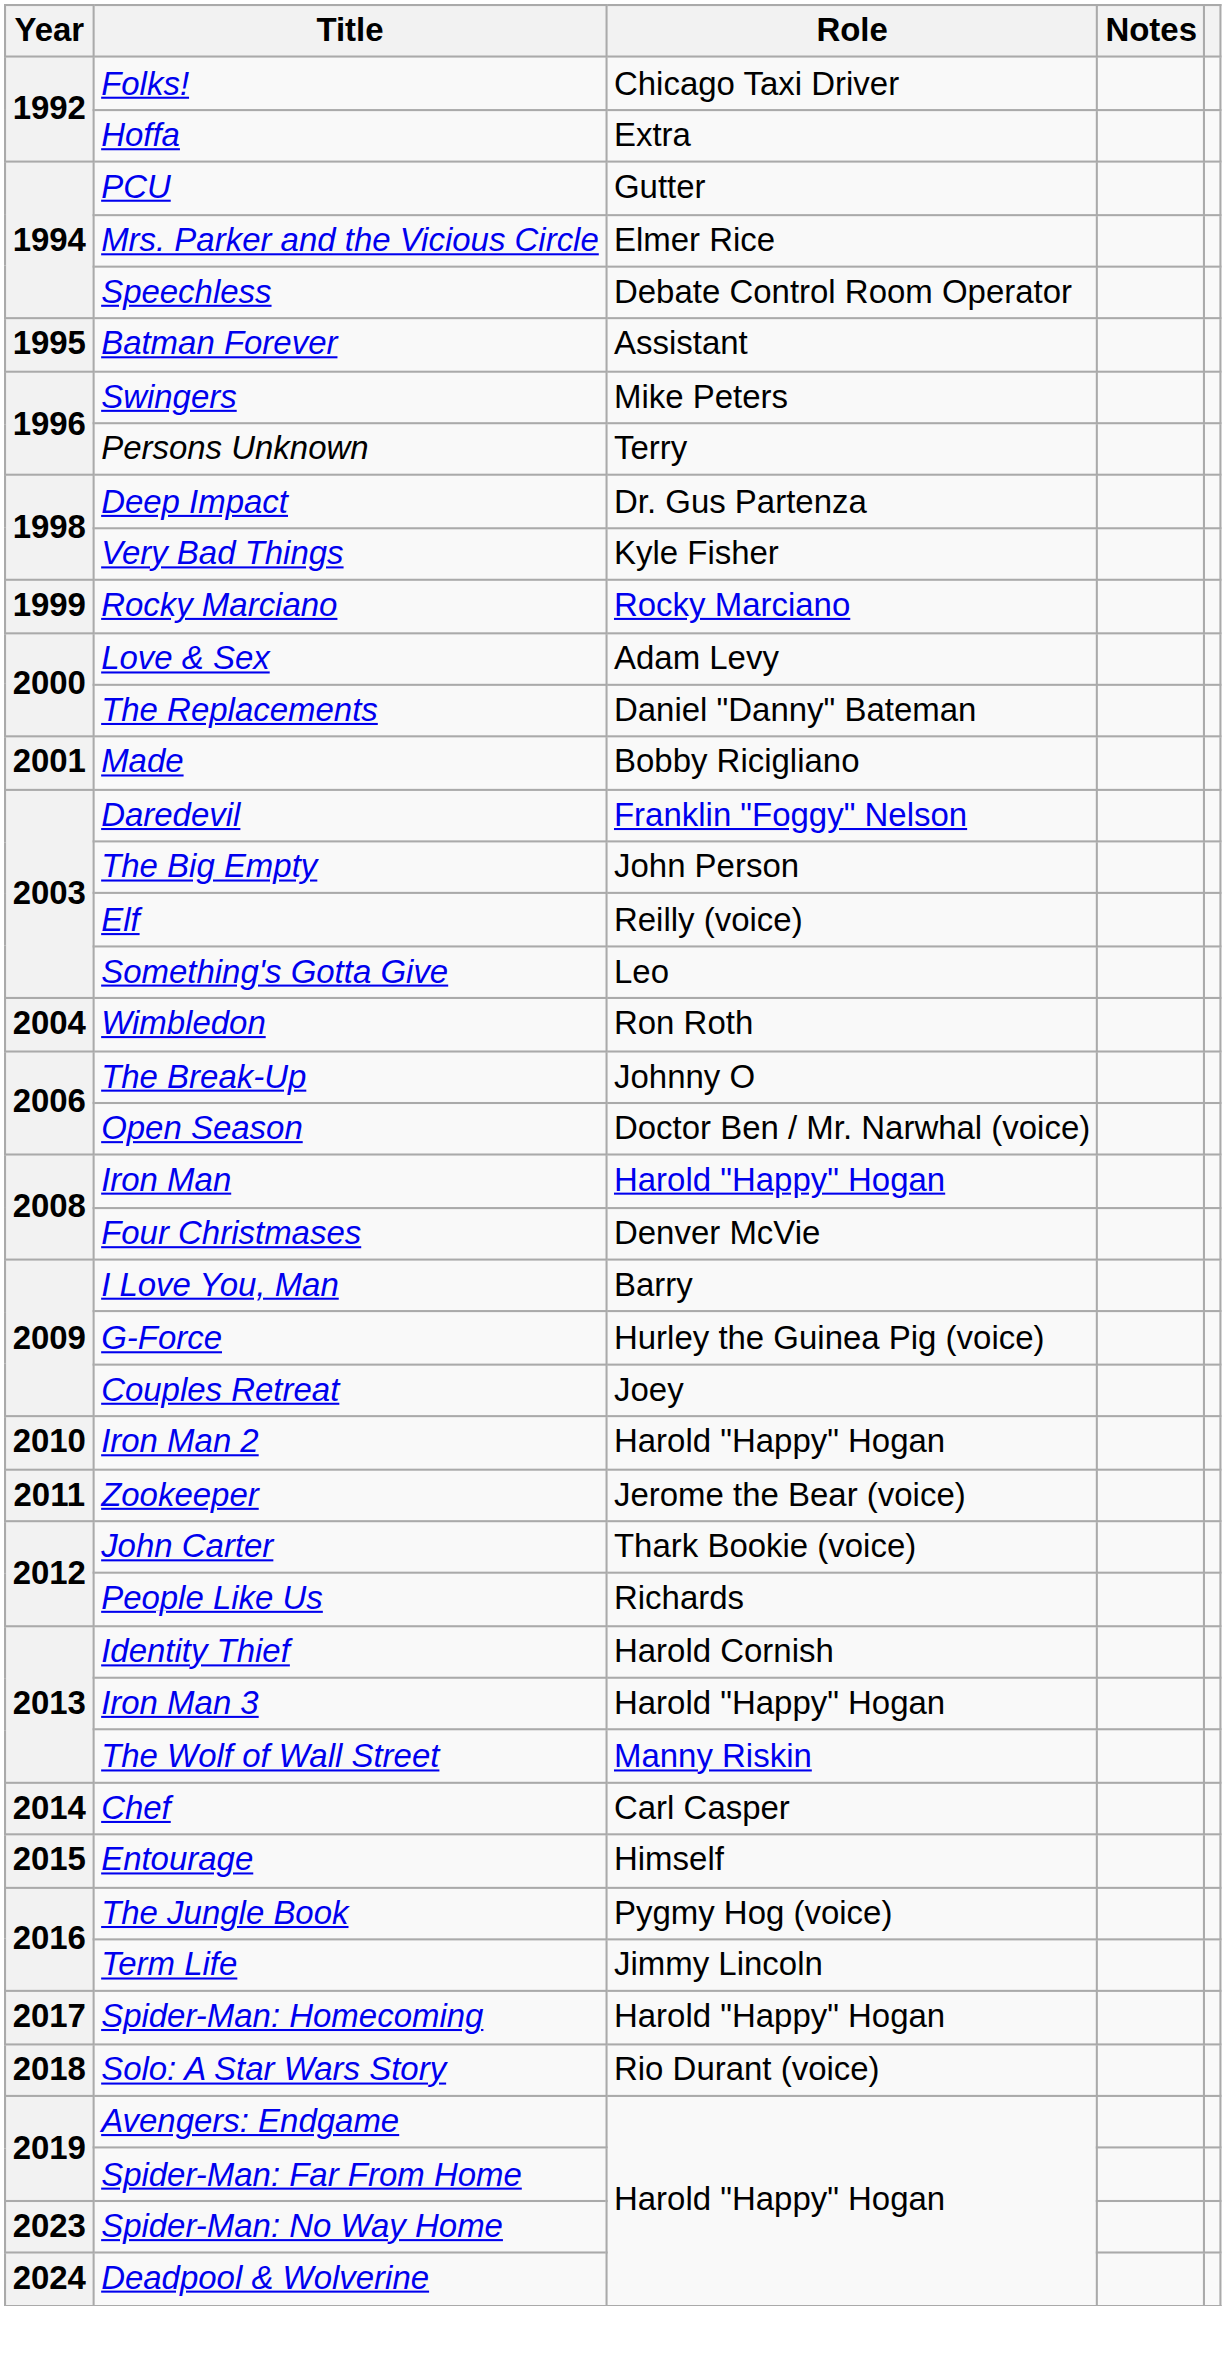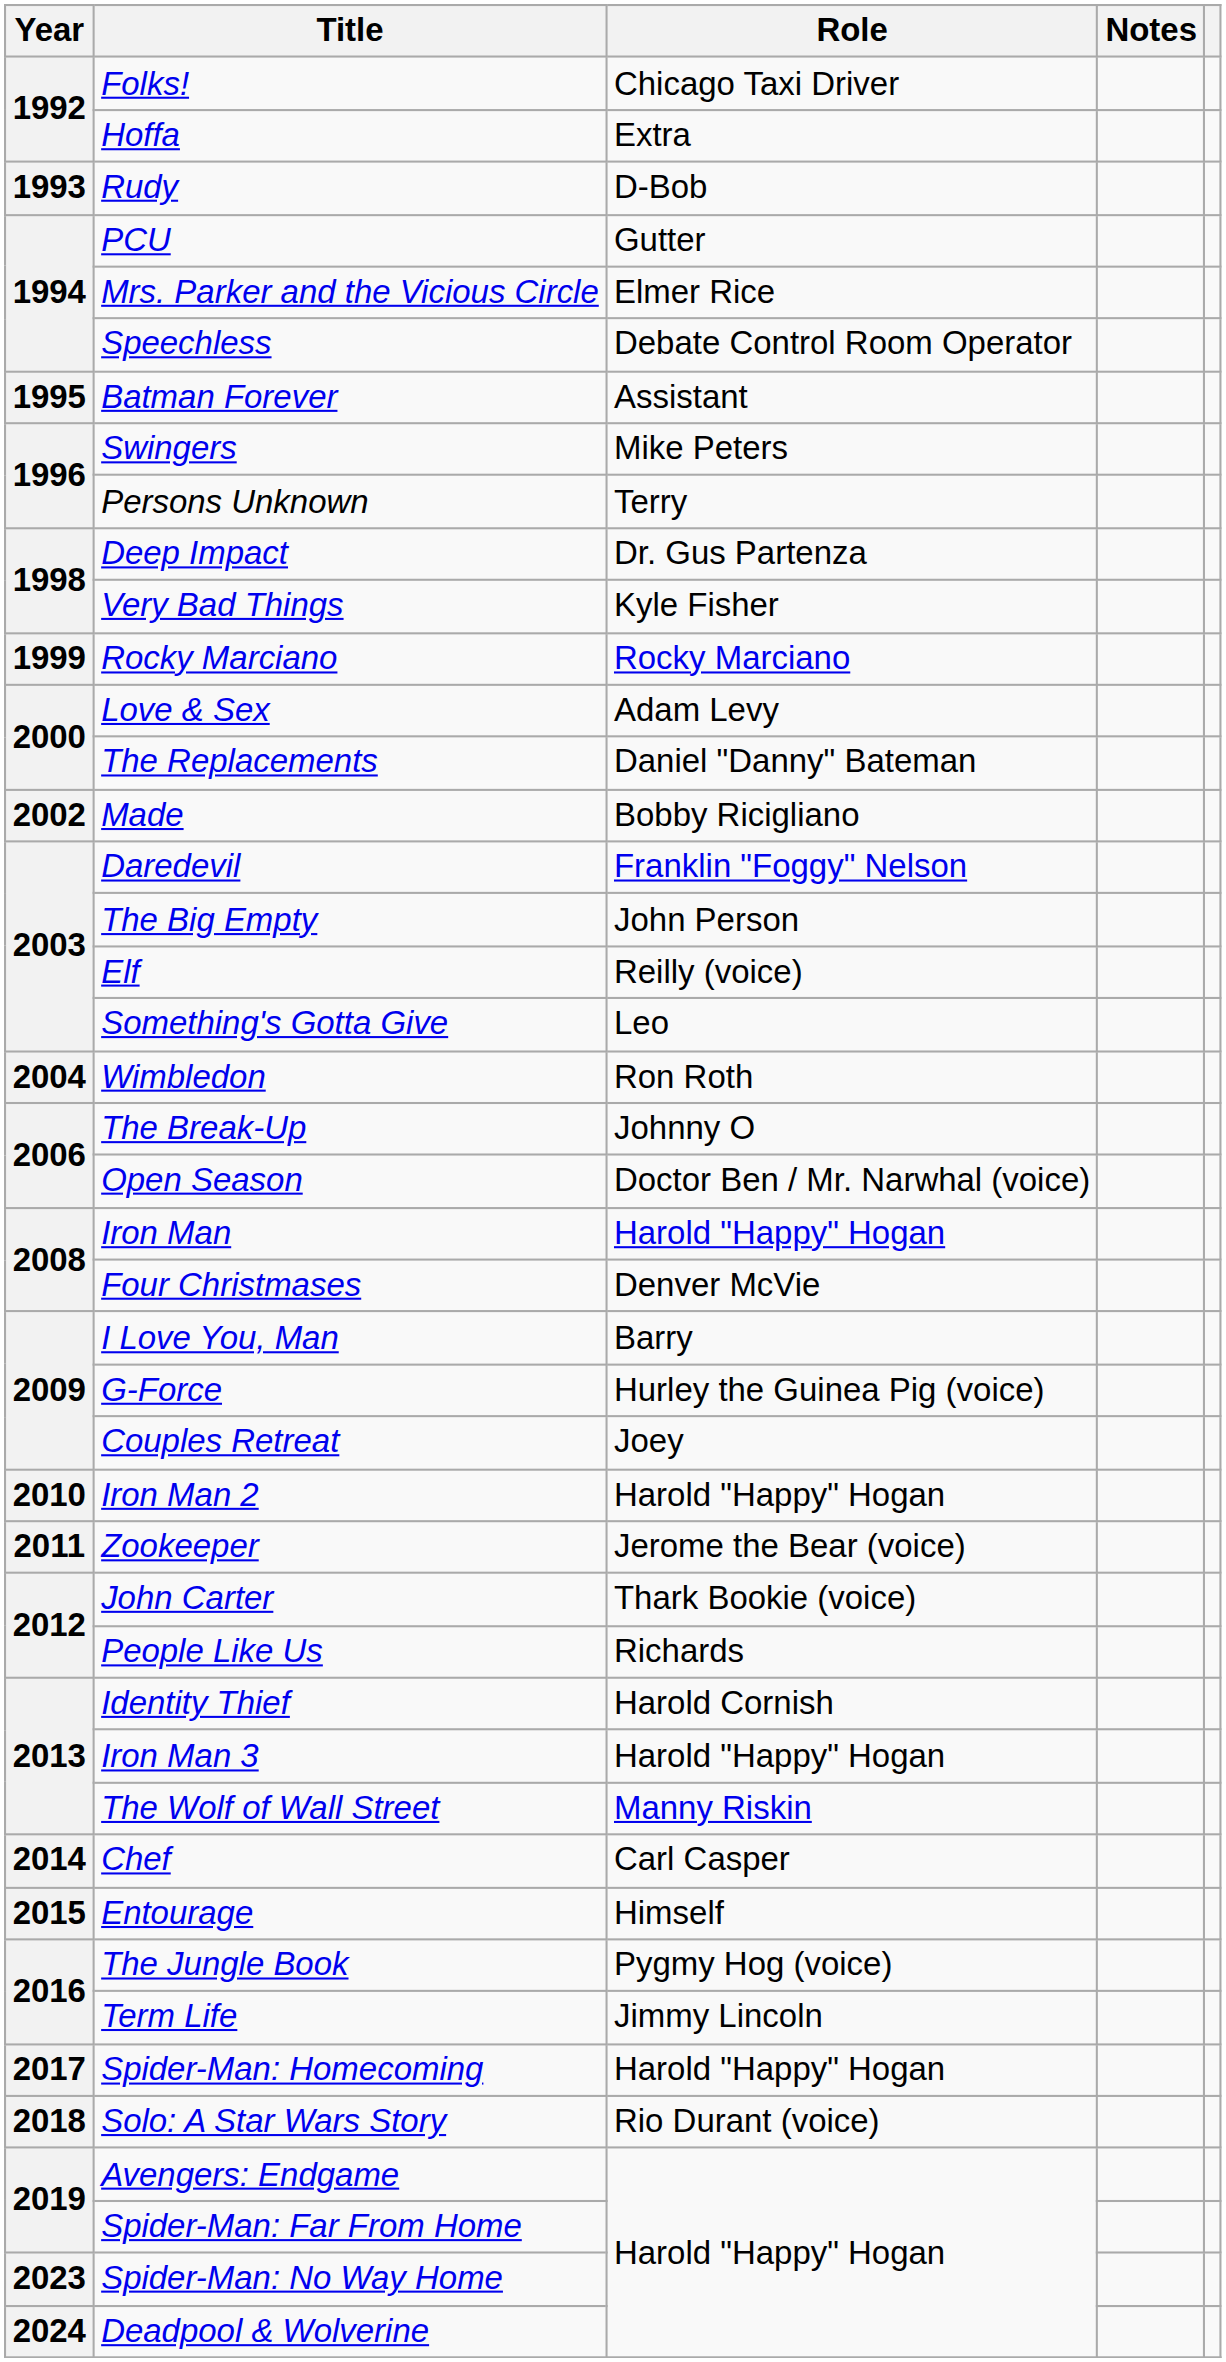+ row: (140, 187)
(49, 762) 2001 -> (49, 814) 2002
